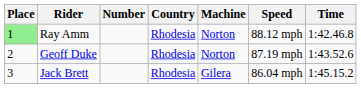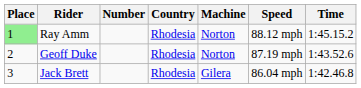(331, 34) 1:42.46.8 -> (331, 34) 1:45.15.2
(331, 73) 1:45.15.2 -> (331, 73) 1:42.46.8
